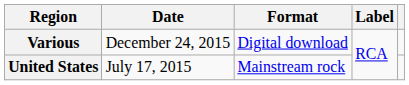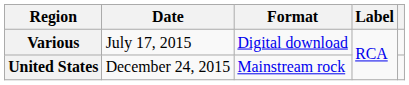(168, 42) December 24, 2015 -> (149, 42) July 17, 2015
(149, 67) July 17, 2015 -> (168, 67) December 24, 2015
